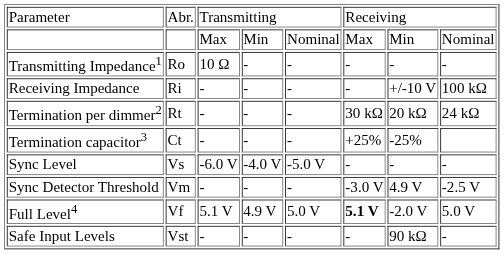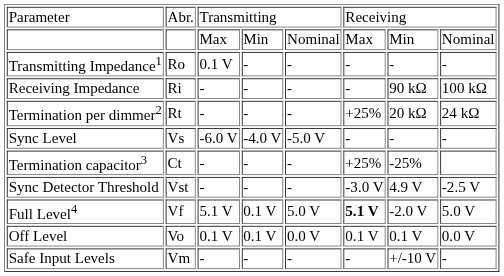(214, 64) 10 Ω -> (216, 64) 0.1 V
(413, 88) +/-10 V -> (408, 88) 90 kΩ
(364, 113) 30 kΩ -> (363, 113) +25%
rows swapped: (78, 140) <-> (43, 164)
(179, 187) Vm -> (178, 187) Vst
(260, 211) 4.9 V -> (260, 211) 0.1 V
+ row: (38, 236)
(178, 236) Vst -> (179, 259) Vm
(408, 236) 90 kΩ -> (413, 259) +/-10 V
